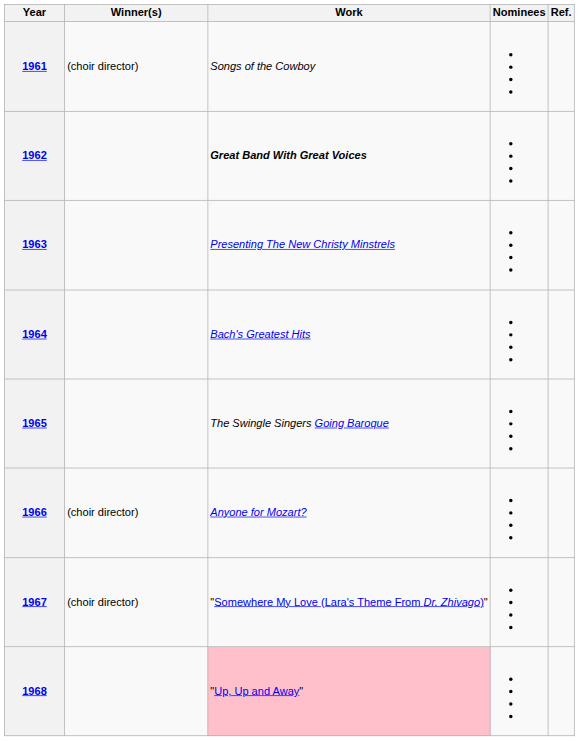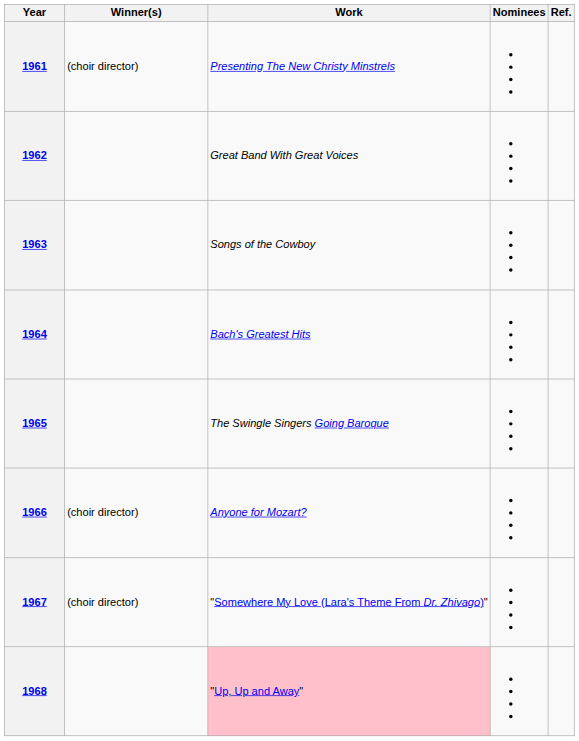(263, 66) Songs of the Cowboy -> (303, 66) Presenting The New Christy Minstrels
(289, 155) bold -> (284, 155) normal
(303, 245) Presenting The New Christy Minstrels -> (263, 245) Songs of the Cowboy
